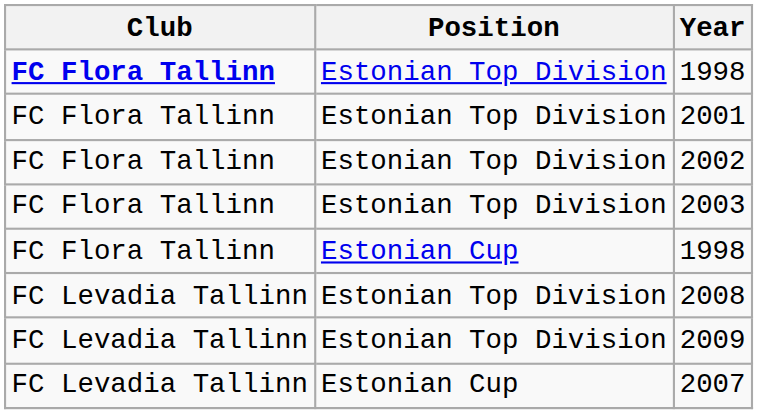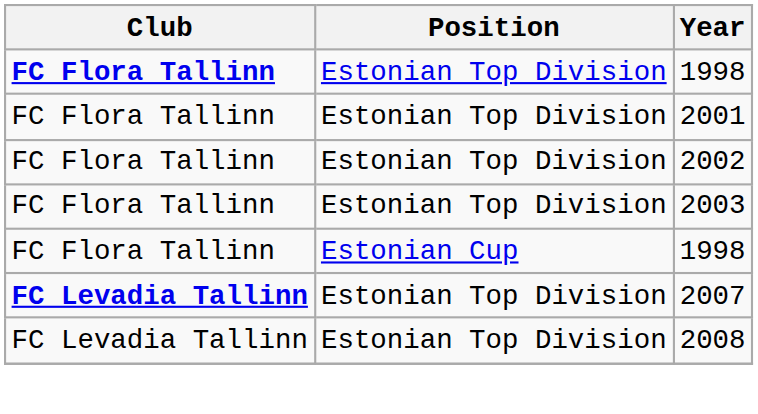+ row: (494, 296)
- row: (494, 340)
- row: (420, 385)
